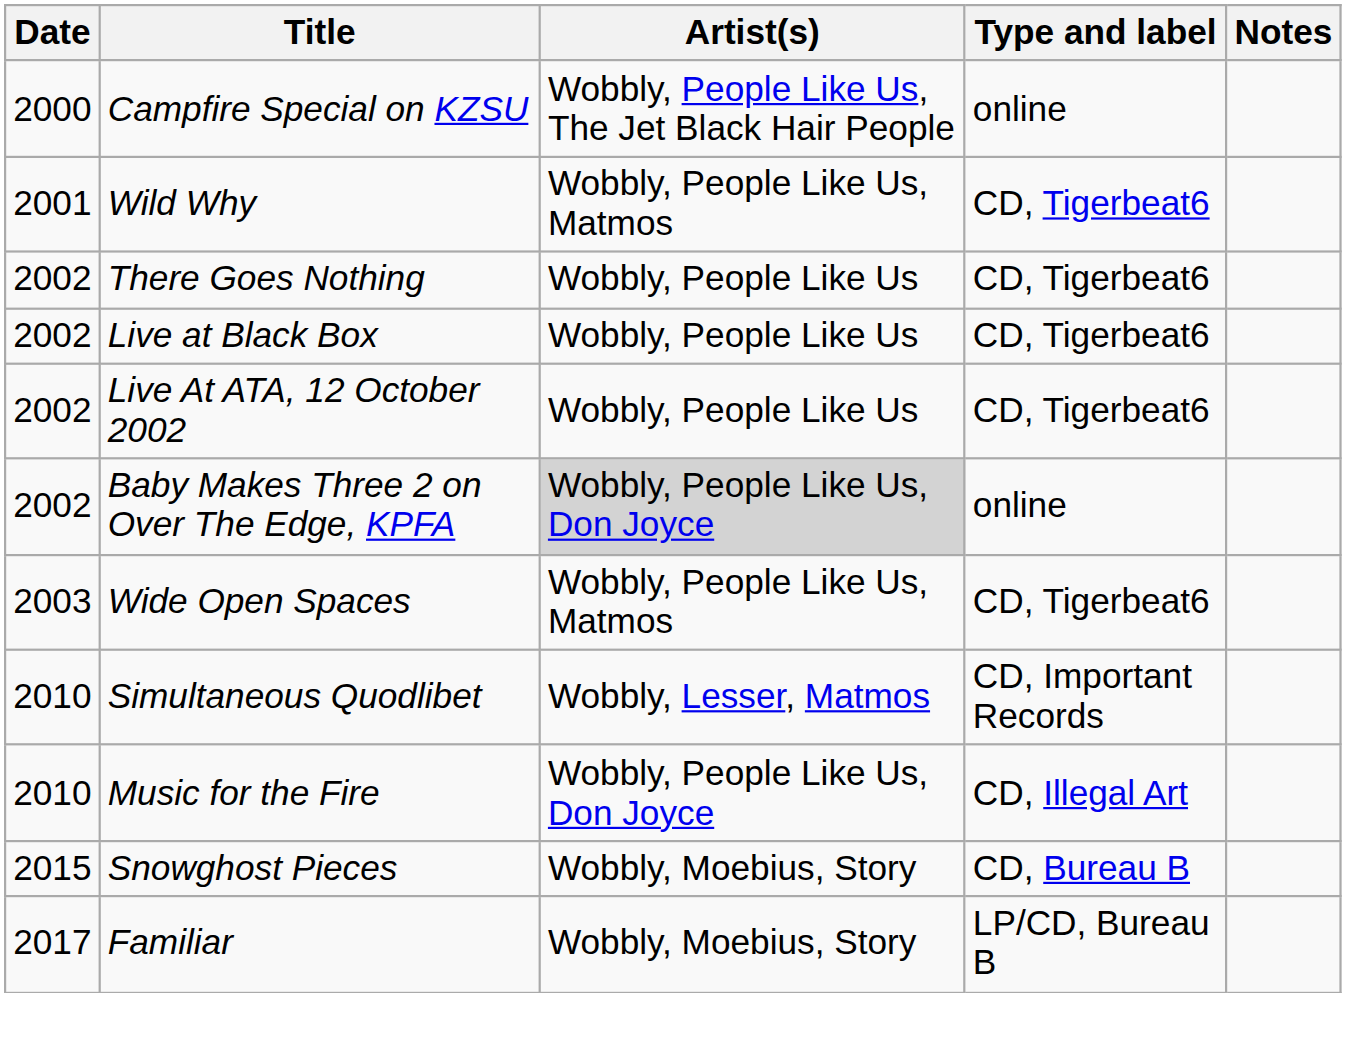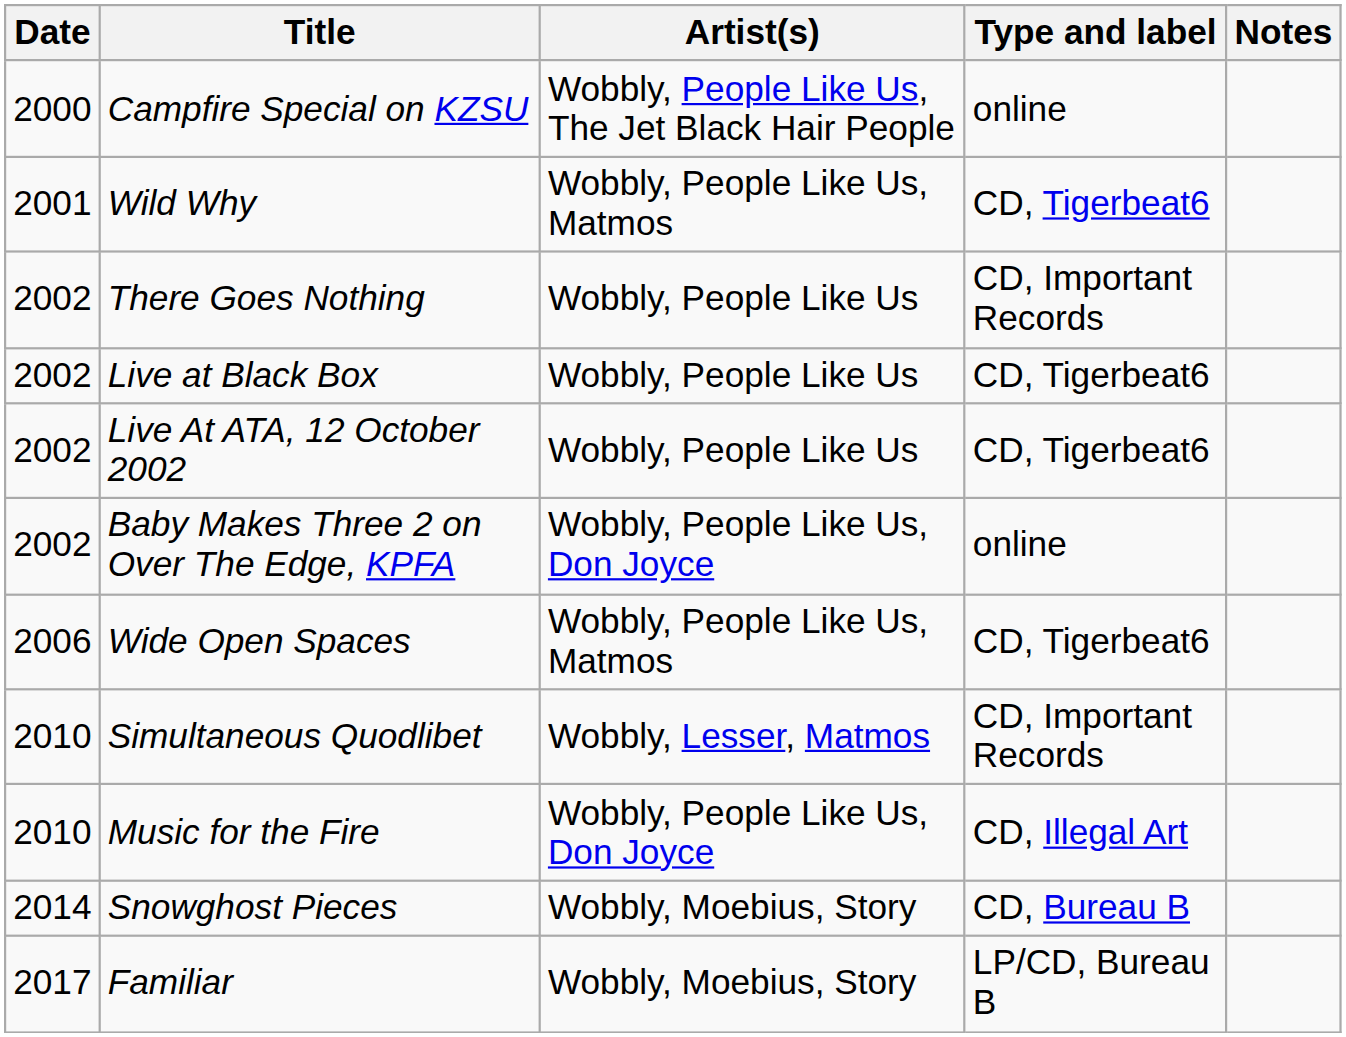(1091, 279) CD, Tigerbeat6 -> (1082, 298) CD, Important Records
(738, 505) lightgrey background -> (738, 545) no background
(52, 601) 2003 -> (52, 640) 2006
(52, 867) 2015 -> (52, 907) 2014
